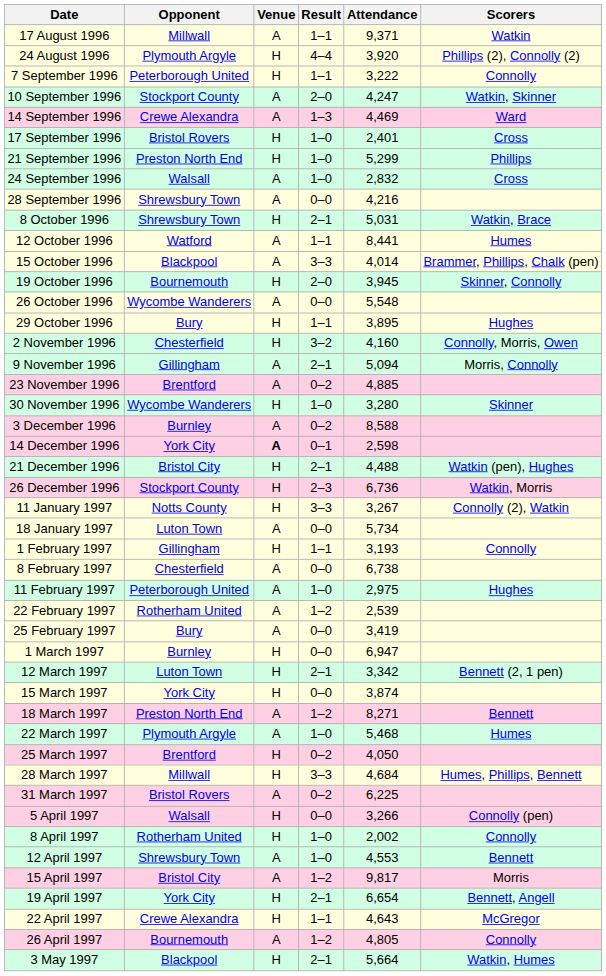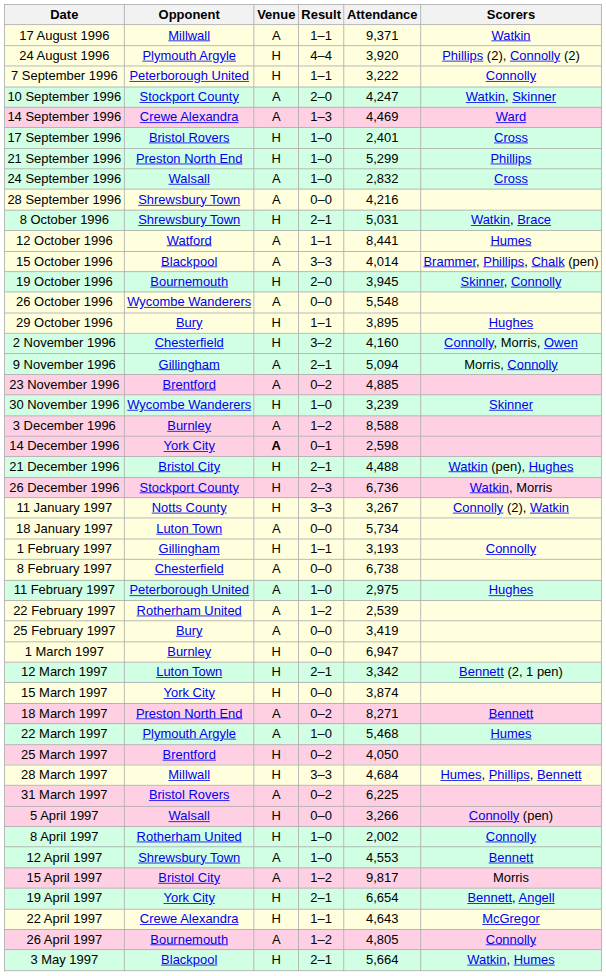(382, 405) 3,280 -> (382, 405) 3,239
(321, 425) 0–2 -> (321, 425) 1–2
(321, 713) 1–2 -> (321, 713) 0–2
